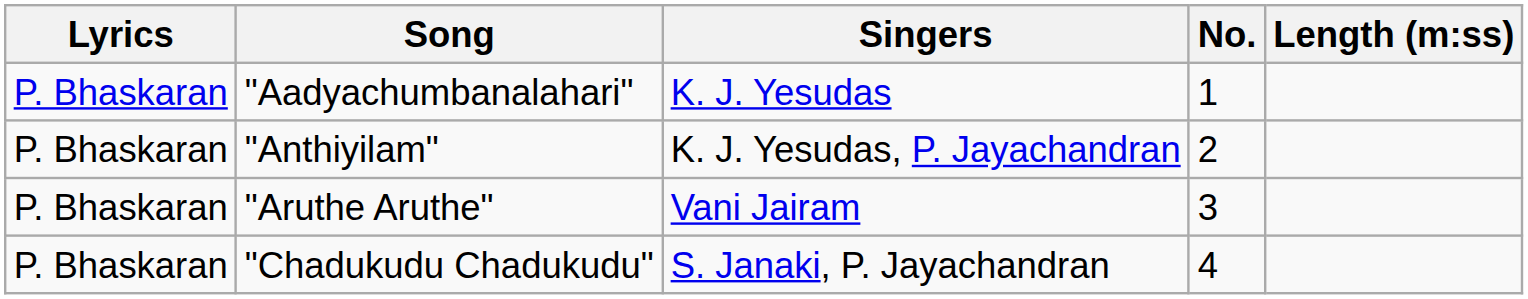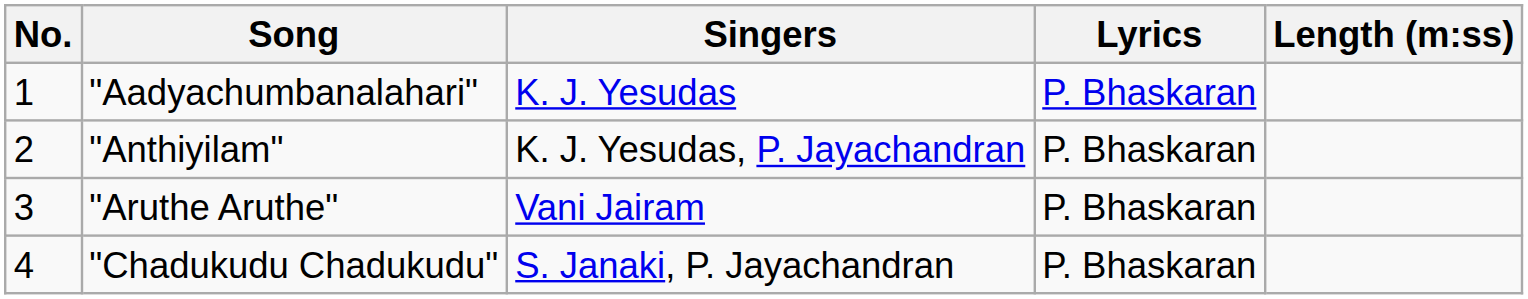columns swapped: (1227, 34) <-> (121, 34)
